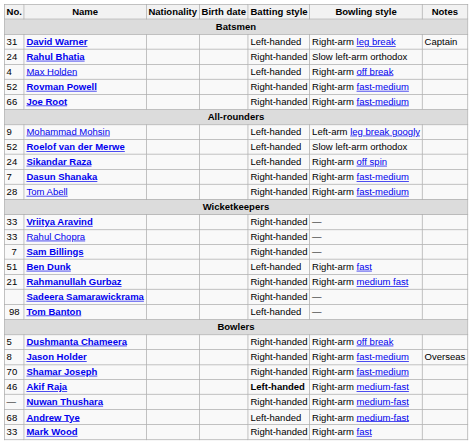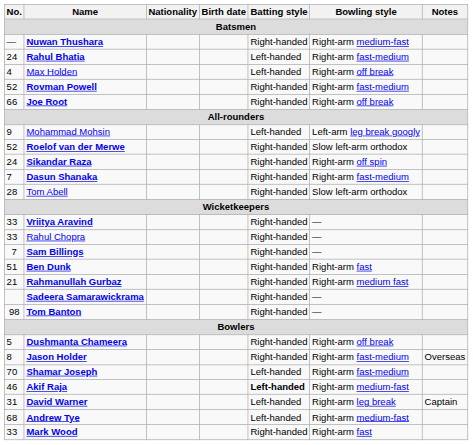rows swapped: (57, 41) <-> (65, 402)
(279, 56) Right-handed -> (276, 56) Left-handed
(360, 56) Slow left-arm orthodox -> (361, 56) Right-arm fast-medium
(361, 101) Right-arm fast-medium -> (353, 101) Right-arm off break
(276, 147) Left-handed -> (279, 147) Right-handed
(276, 162) Left-handed -> (279, 162) Right-handed
(361, 192) Right-arm fast-medium -> (360, 192) Slow left-arm orthodox
(276, 267) Left-handed -> (279, 267) Right-handed
(276, 312) Left-handed -> (279, 312) Right-handed
(279, 372) Right-handed -> (276, 372) Left-handed
